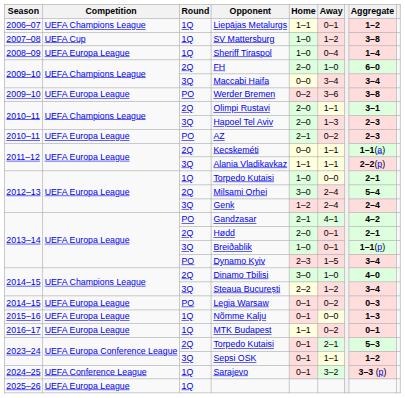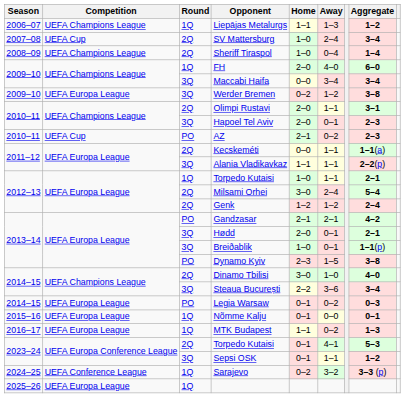(331, 26) 0–1 -> (331, 26) 1–3
(187, 39) 1Q -> (187, 39) 2Q
(331, 39) 1–2 -> (331, 39) 2–4
(372, 39) 3–8 -> (372, 39) 3–4
(87, 53) UEFA Europa League -> (95, 53) UEFA Champions League
(187, 53) 1Q -> (187, 53) 2Q
(187, 67) 2Q -> (187, 67) 1Q
(331, 67) 1–0 -> (331, 67) 4–0
(188, 95) PO -> (187, 95) 3Q
(331, 95) 3–6 -> (331, 95) 1–2
(331, 123) 1–3 -> (331, 123) 0–1
(87, 137) UEFA Europa League -> (65, 137) UEFA Cup
(331, 178) 0–0 -> (331, 178) 1–1
(187, 206) 3Q -> (187, 206) 2Q
(331, 206) 2–4 -> (331, 206) 1–2
(331, 220) 4–1 -> (331, 220) 2–1
(187, 234) 2Q -> (187, 234) 3Q
(372, 261) 3–4 -> (372, 261) 3–8
(331, 289) 1–2 -> (331, 289) 3–6
(372, 317) 1–3 -> (372, 317) 0–1
(372, 331) 0–1 -> (372, 331) 1–3
(331, 345) 2–1 -> (331, 345) 4–1
(303, 372) 0–1 -> (303, 372) 0–2
